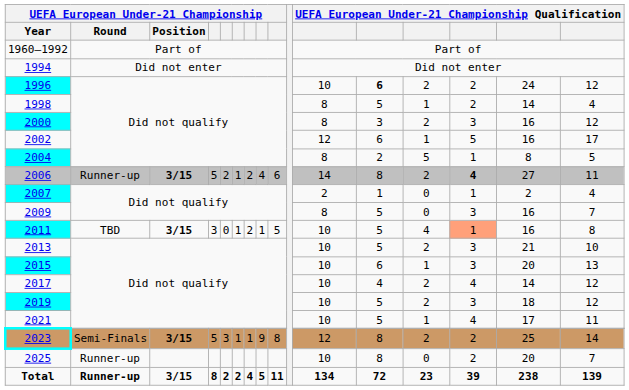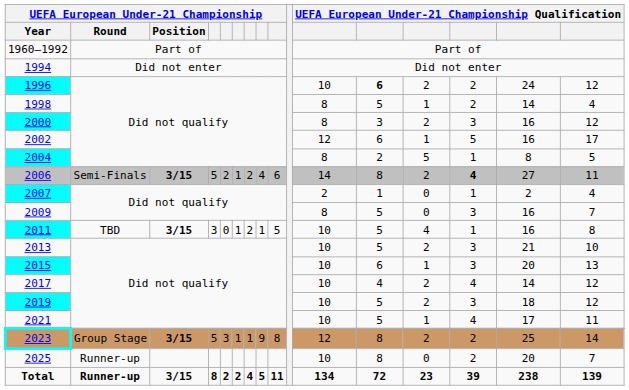(110, 176) Runner-up -> (110, 176) Semi-Finals
(473, 230) lightsalmon background -> (473, 230) no background
(110, 338) Semi-Finals -> (110, 338) Group Stage
